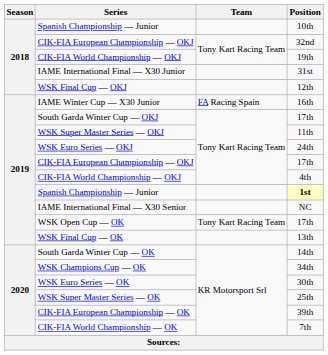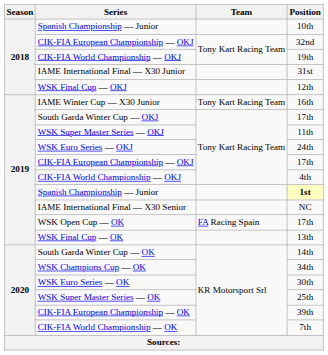(229, 101) FA Racing Spain -> (241, 101) Tony Kart Racing Team
(241, 222) Tony Kart Racing Team -> (229, 222) FA Racing Spain
